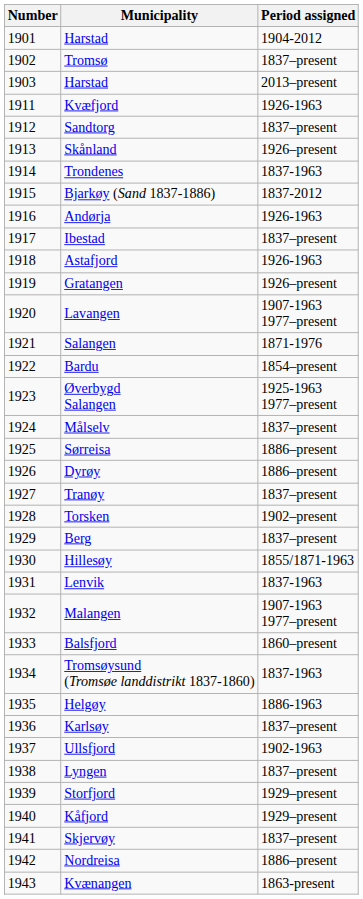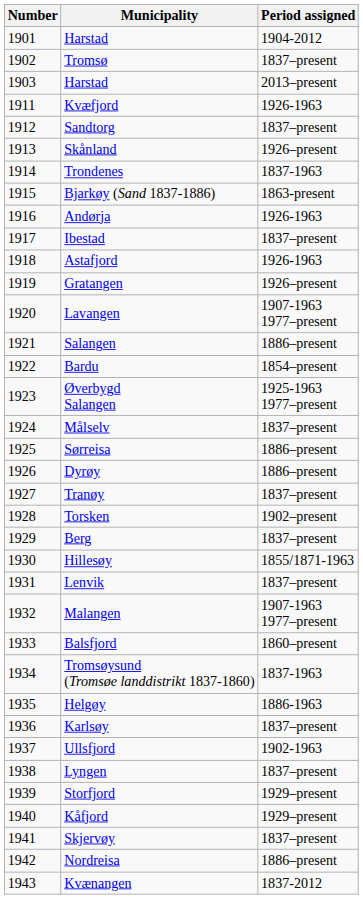(292, 194) 1837-2012 -> (298, 194) 1863-present
(292, 344) 1871-1976 -> (299, 344) 1886–present
(292, 583) 1837-1963 -> (299, 583) 1837–present
(298, 882) 1863-present -> (292, 882) 1837-2012
